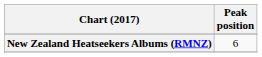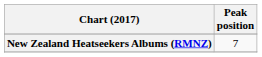(236, 43) 6 -> (236, 43) 7
